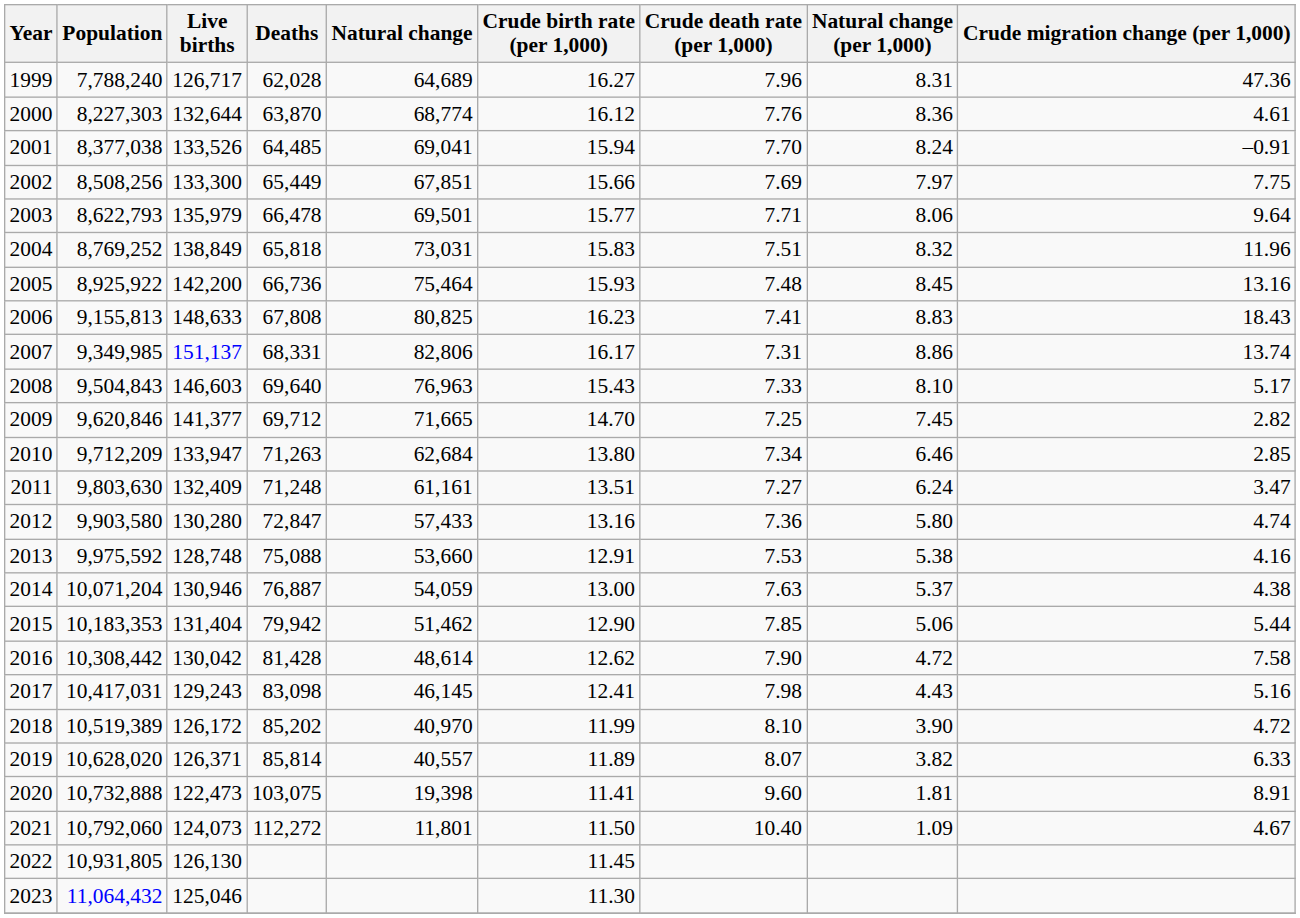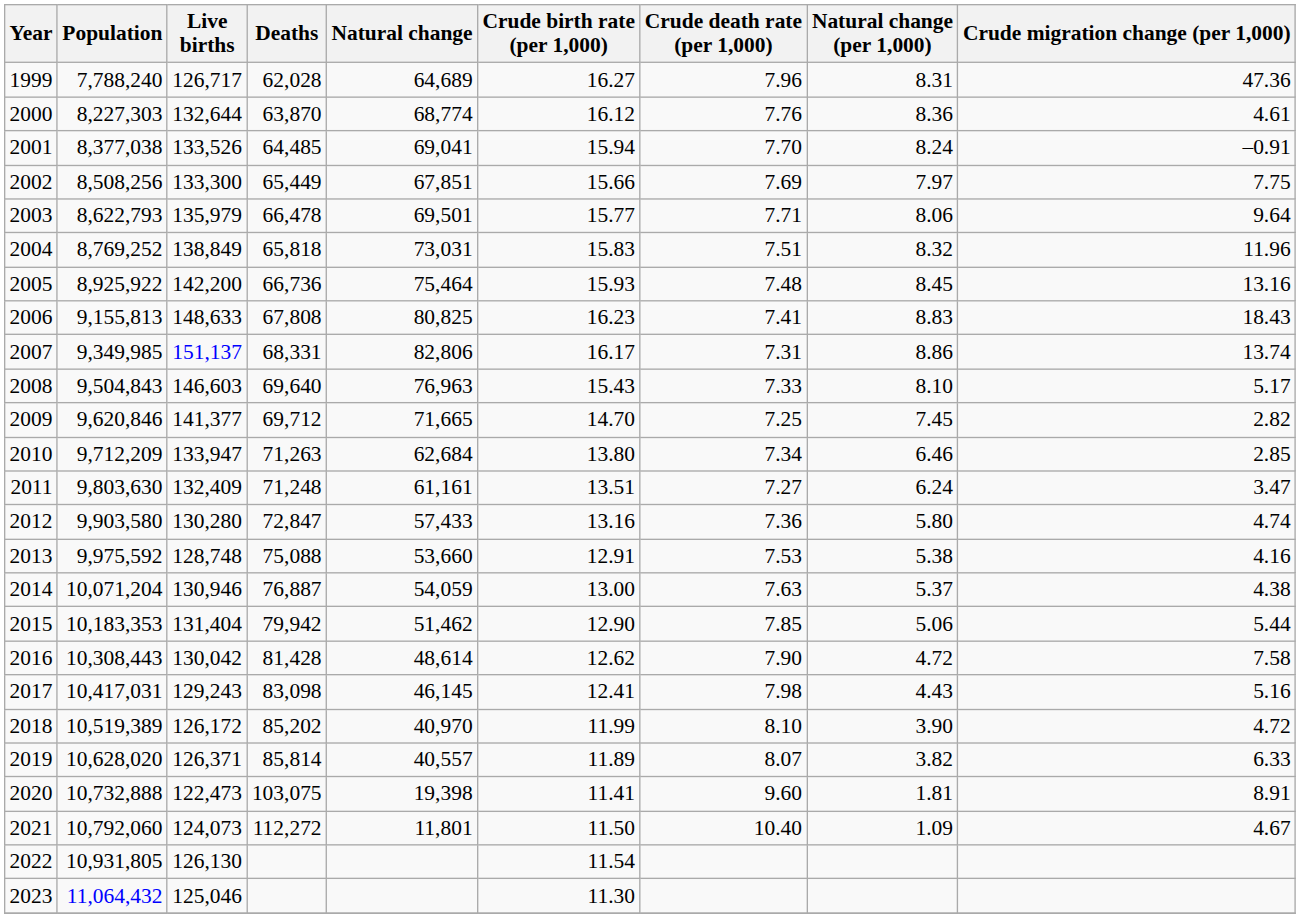(114, 657) 10,308,442 -> (114, 657) 10,308,443
(611, 861) 11.45 -> (611, 861) 11.54
